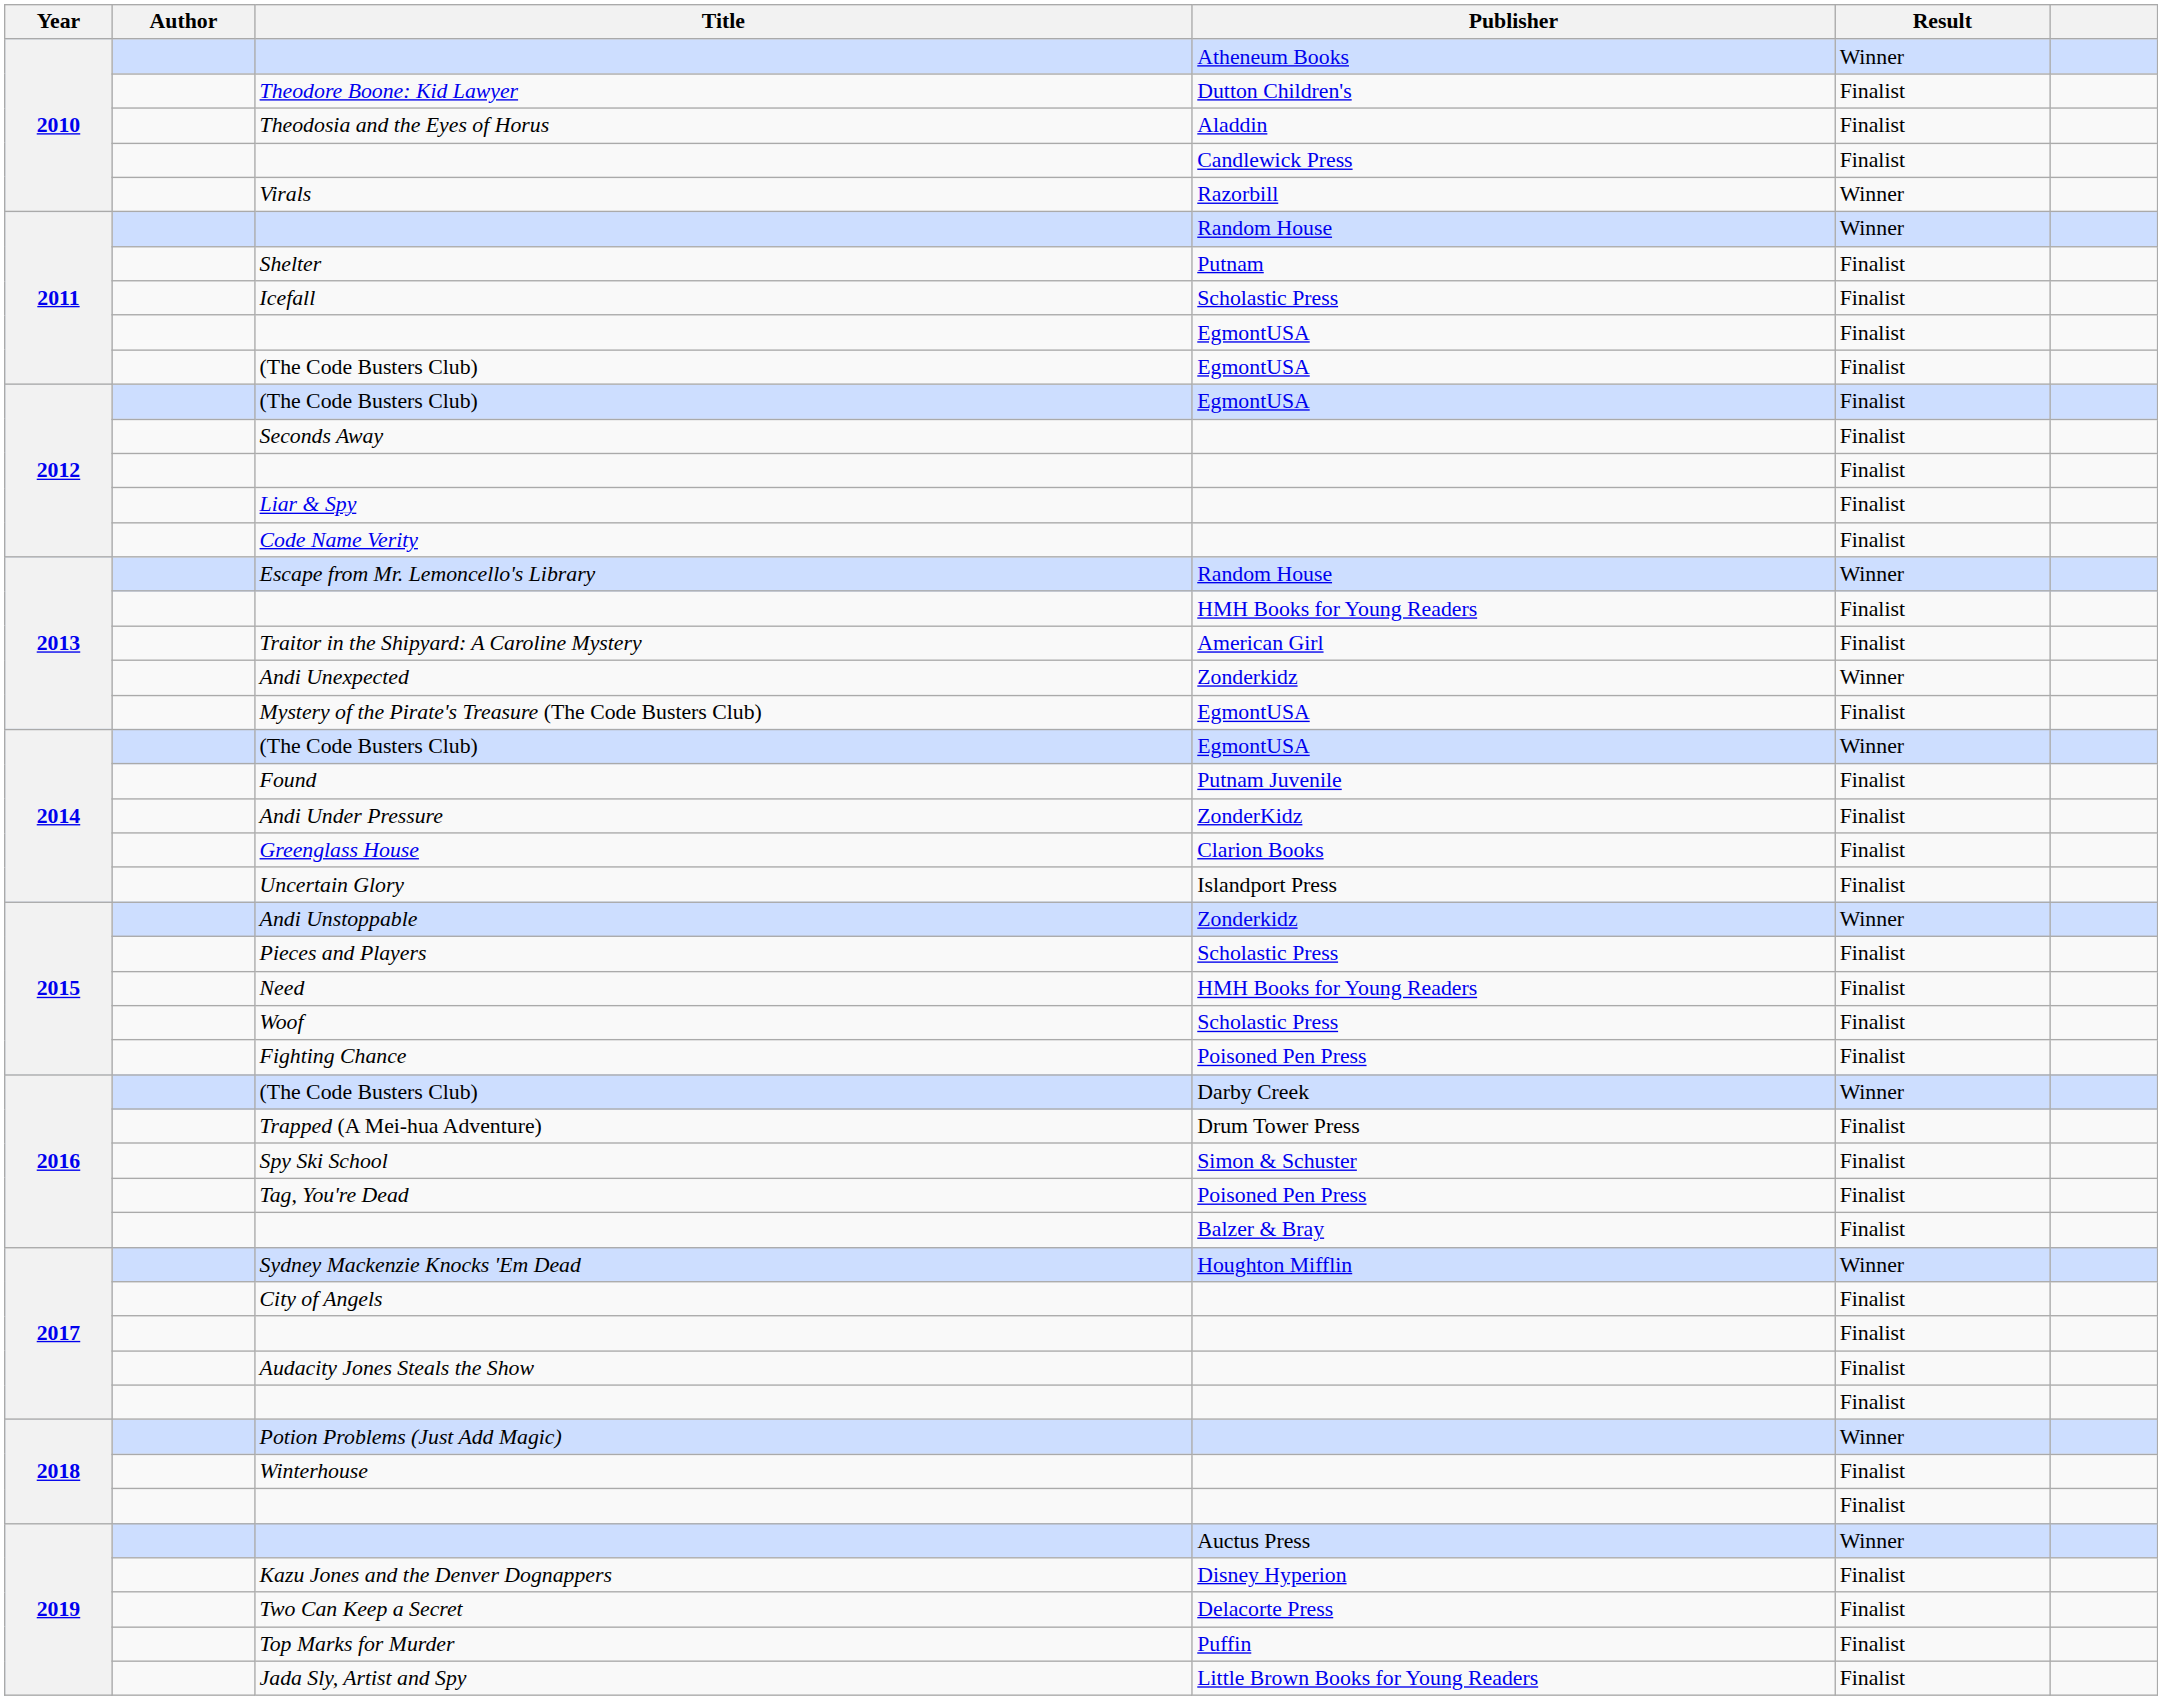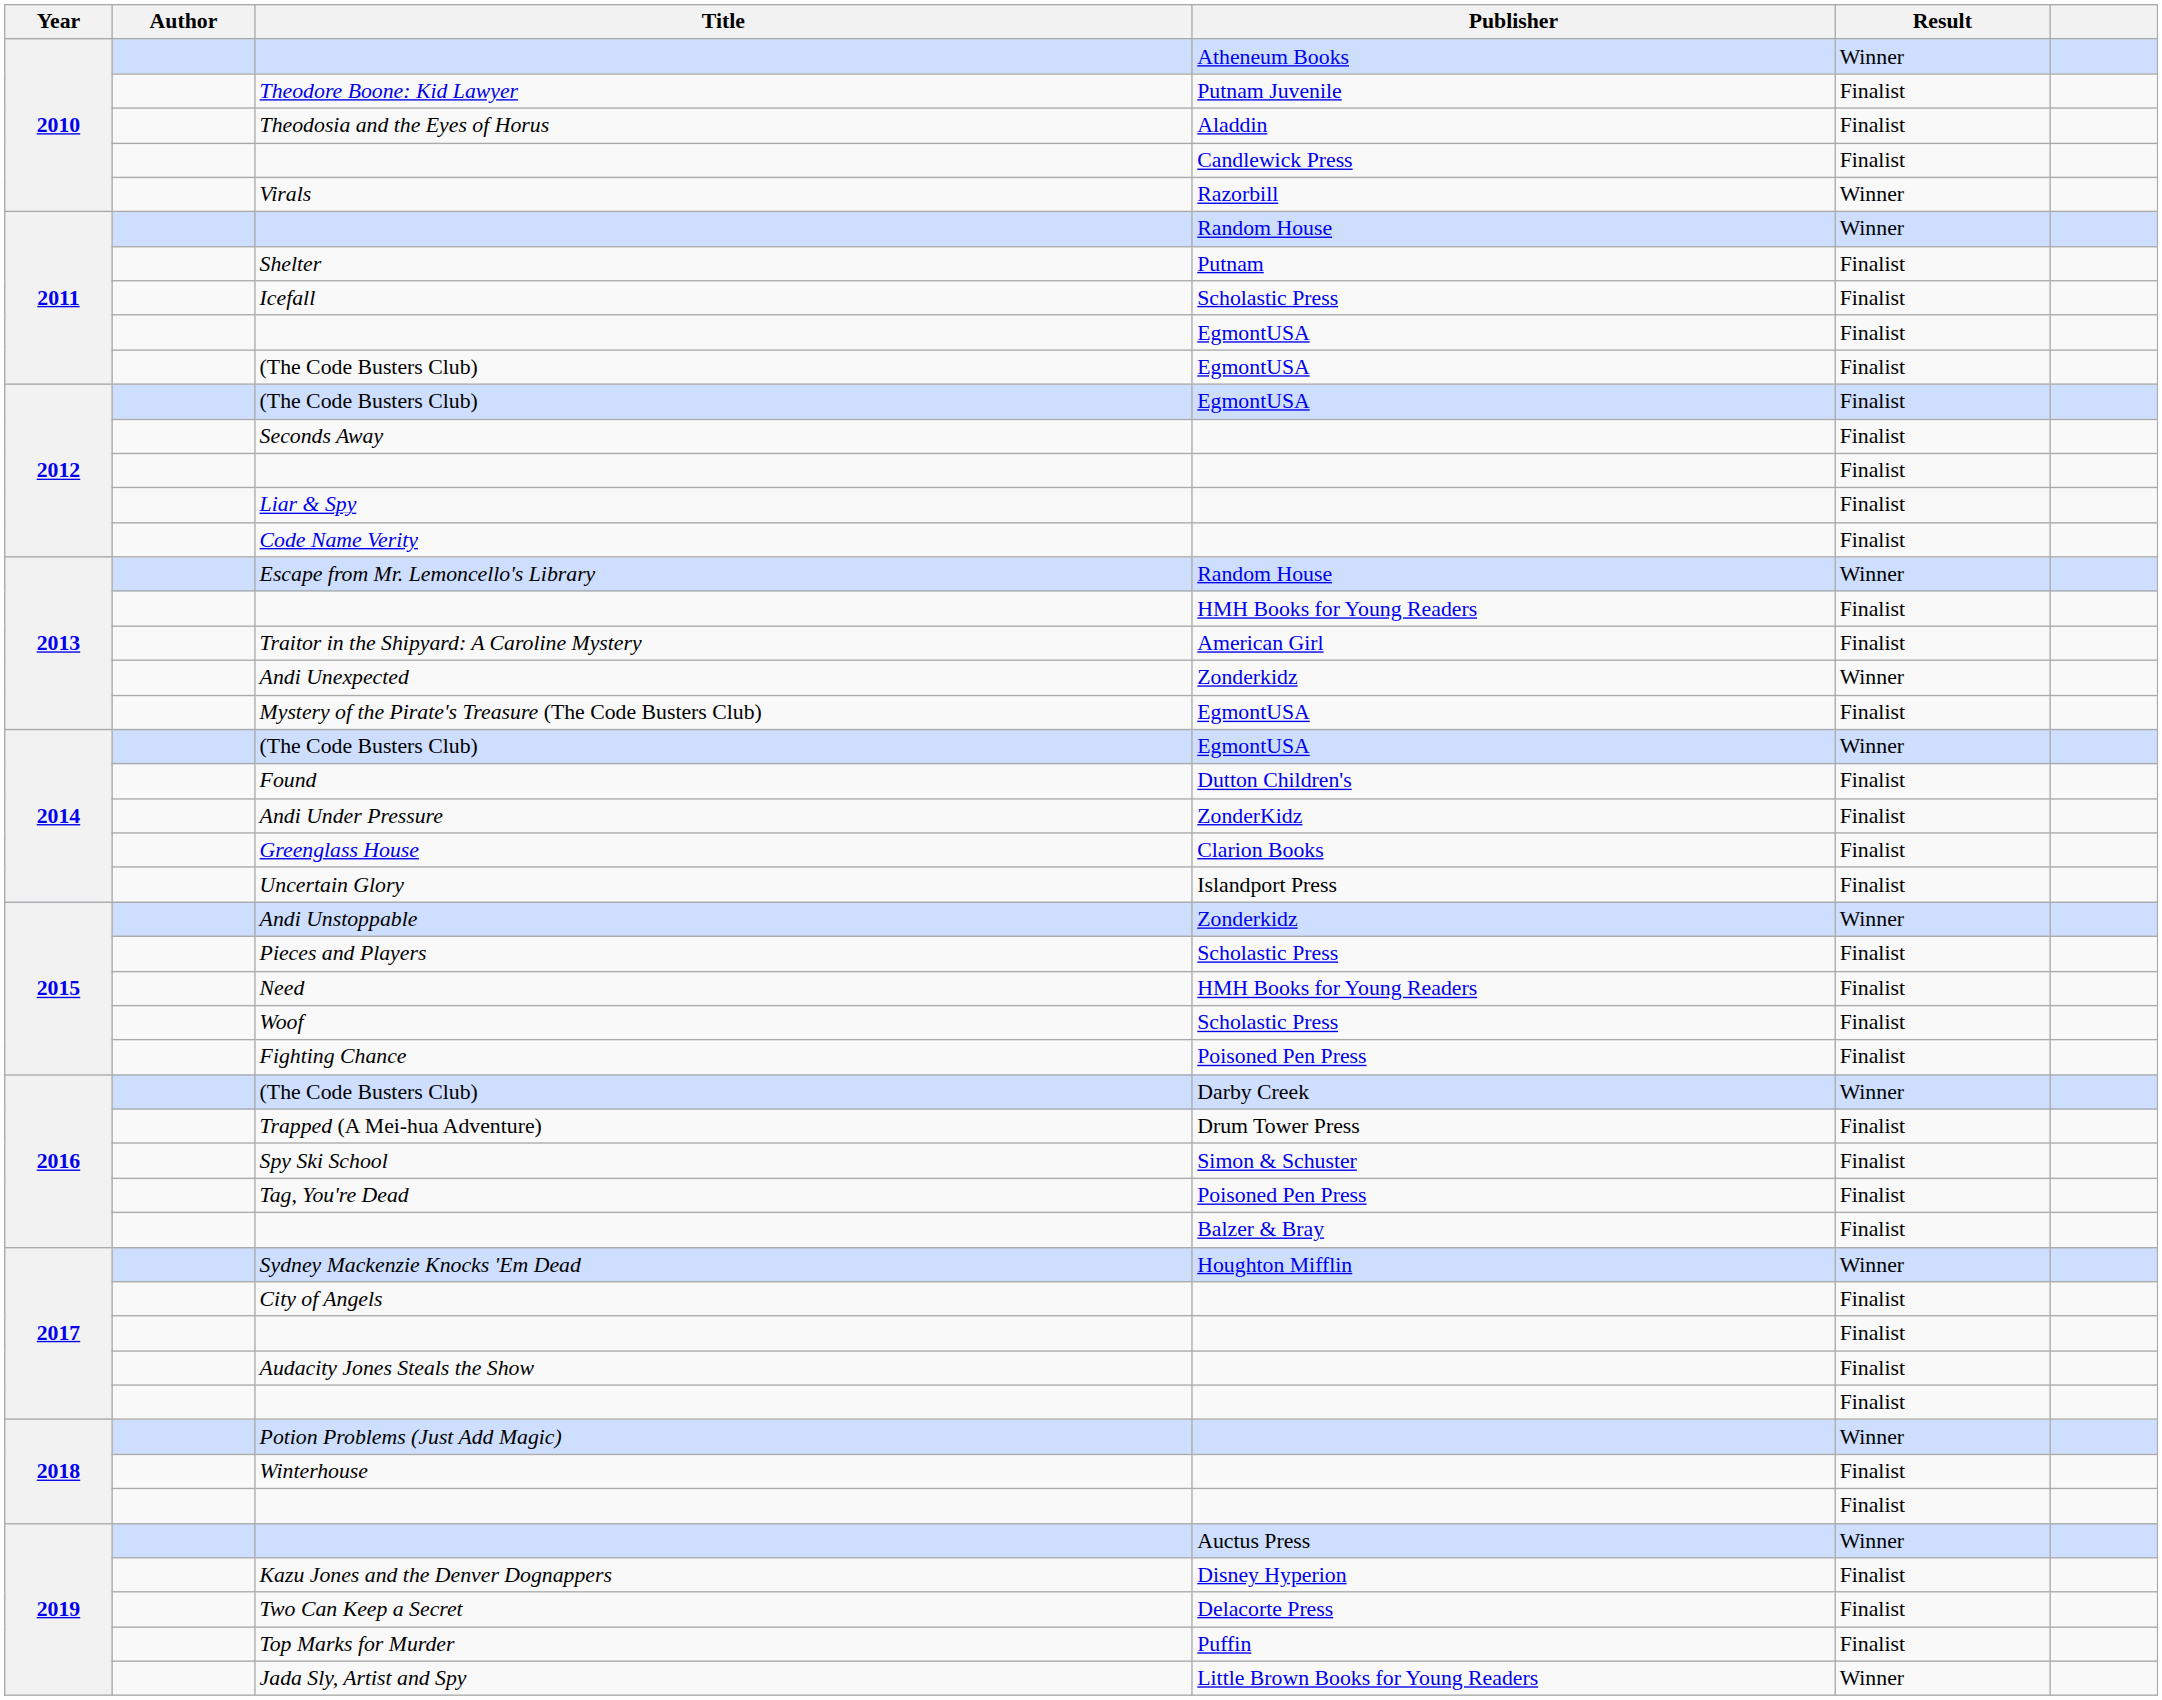(1274, 90) Dutton Children's -> (1270, 90) Putnam Juvenile
(1270, 780) Putnam Juvenile -> (1274, 780) Dutton Children's
(1872, 1678) Finalist -> (1872, 1678) Winner
